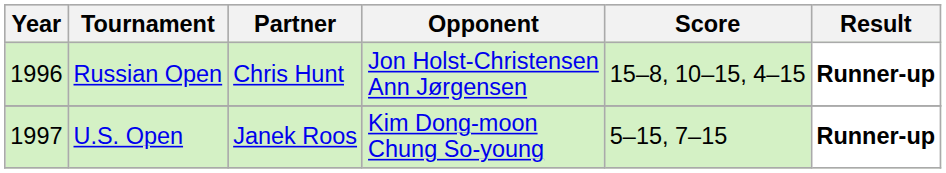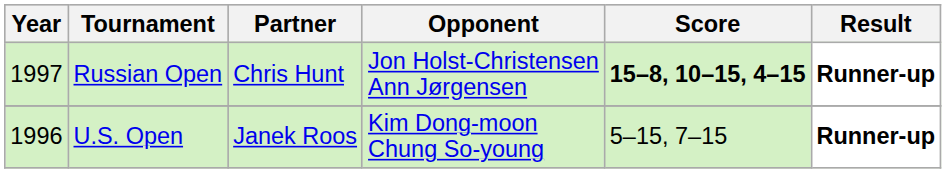(36, 74) 1996 -> (36, 74) 1997
(708, 74) normal -> (708, 74) bold
(36, 137) 1997 -> (36, 137) 1996
